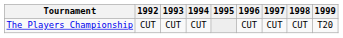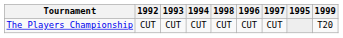columns swapped: (224, 12) <-> (300, 12)
